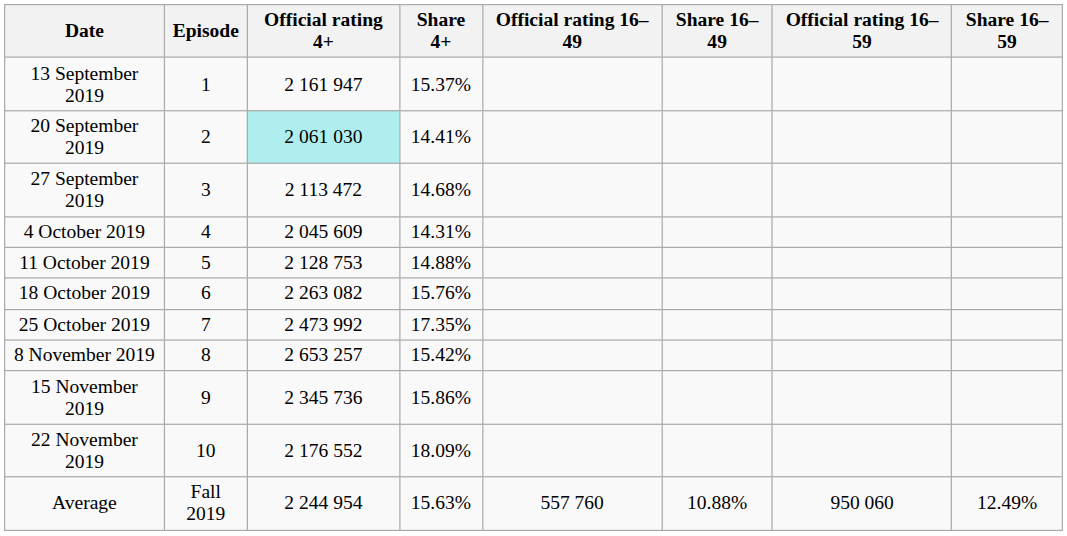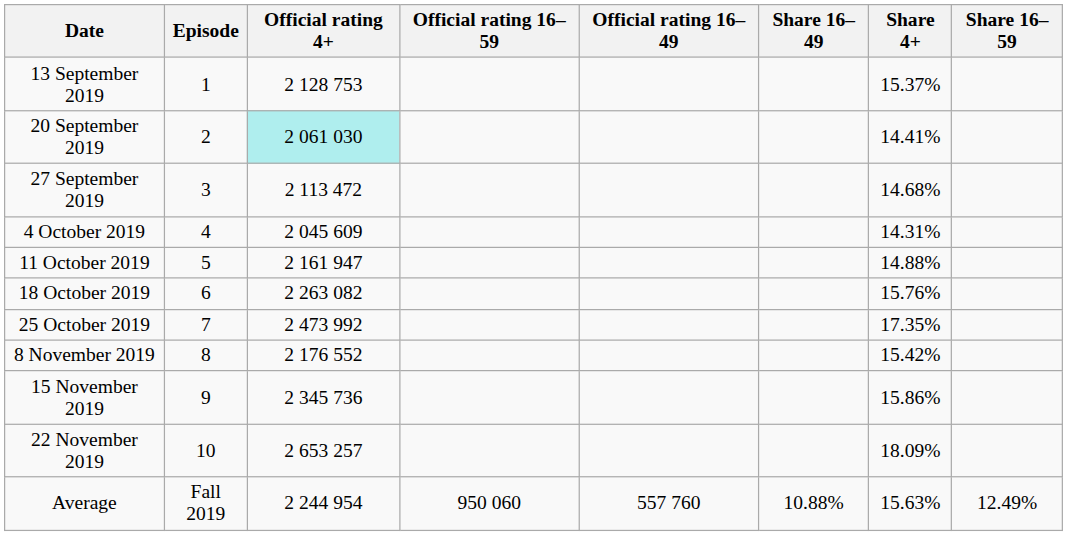columns swapped: (441, 30) <-> (862, 30)
(323, 83) 2 161 947 -> (323, 83) 2 128 753
(323, 262) 2 128 753 -> (323, 262) 2 161 947
(323, 355) 2 653 257 -> (323, 355) 2 176 552
(323, 450) 2 176 552 -> (323, 450) 2 653 257
